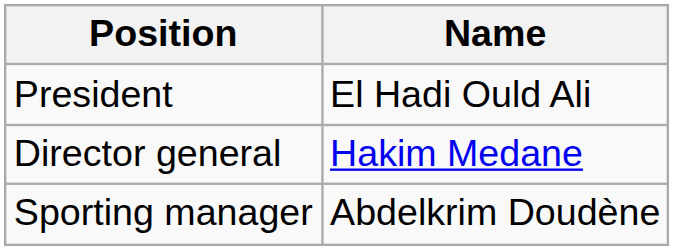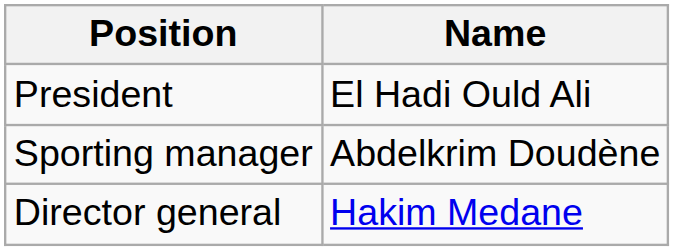rows swapped: (148, 153) <-> (163, 213)
